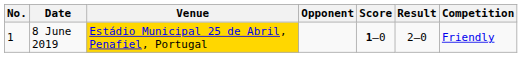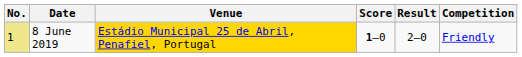- column: (328, 13)
(10, 37) no background -> (10, 37) khaki background
